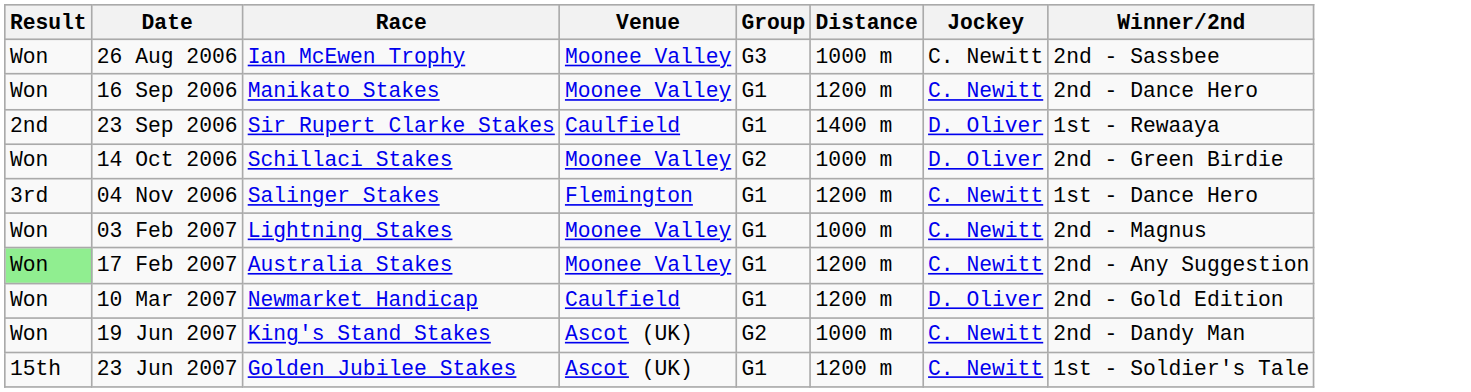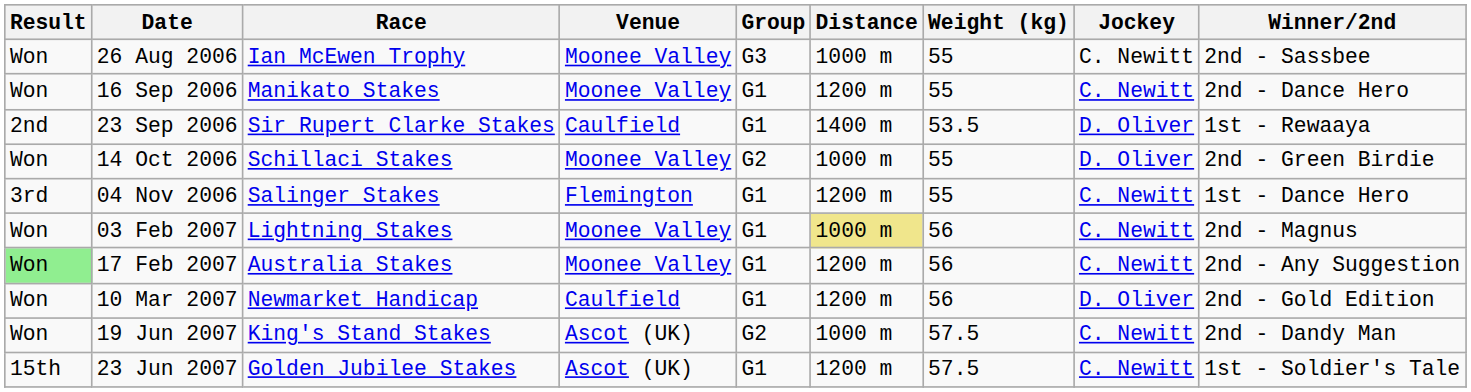+ column: (998, 22)
(854, 231) no background -> (854, 231) khaki background
